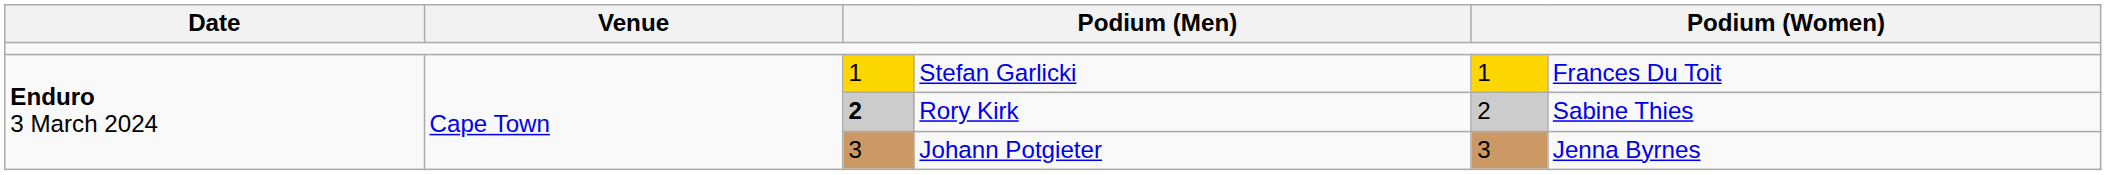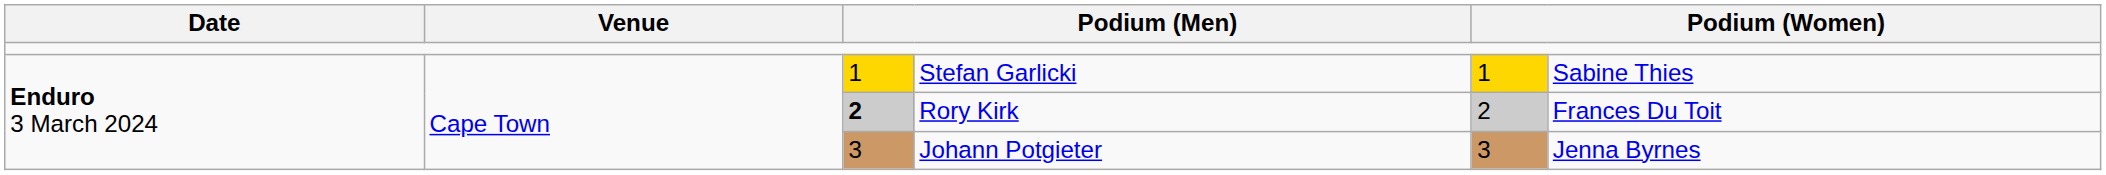(1637, 73) Frances Du Toit -> (1623, 73) Sabine Thies
(1623, 111) Sabine Thies -> (1637, 111) Frances Du Toit
